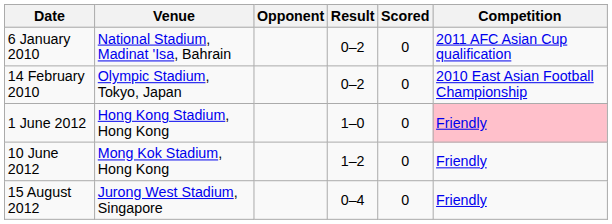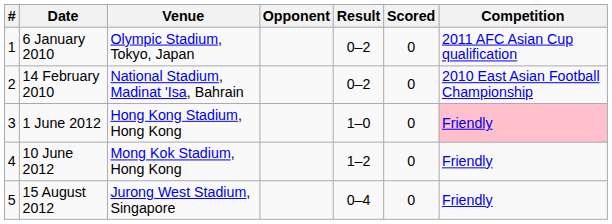+ column: (12, 16)
(164, 47) National Stadium, Madinat 'Isa, Bahrain -> (166, 47) Olympic Stadium, Tokyo, Japan
(154, 85) Olympic Stadium, Tokyo, Japan -> (177, 85) National Stadium, Madinat 'Isa, Bahrain
